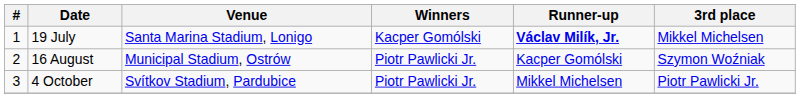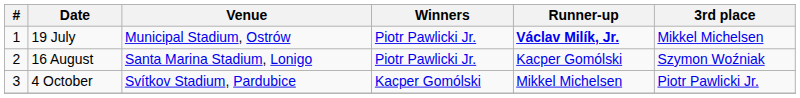(219, 37) Santa Marina Stadium, Lonigo -> (208, 37) Municipal Stadium, Ostrów
(428, 37) Kacper Gomólski -> (426, 37) Piotr Pawlicki Jr.
(208, 59) Municipal Stadium, Ostrów -> (219, 59) Santa Marina Stadium, Lonigo
(426, 81) Piotr Pawlicki Jr. -> (428, 81) Kacper Gomólski
